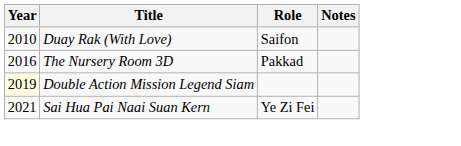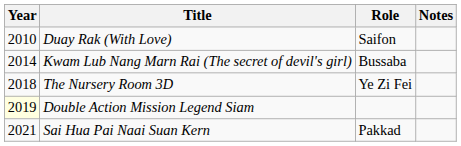+ row: (197, 61)
(22, 61) 2016 -> (22, 84) 2018
(282, 61) Pakkad -> (385, 84) Ye Zi Fei
(288, 107) Ye Zi Fei -> (380, 130) Pakkad
